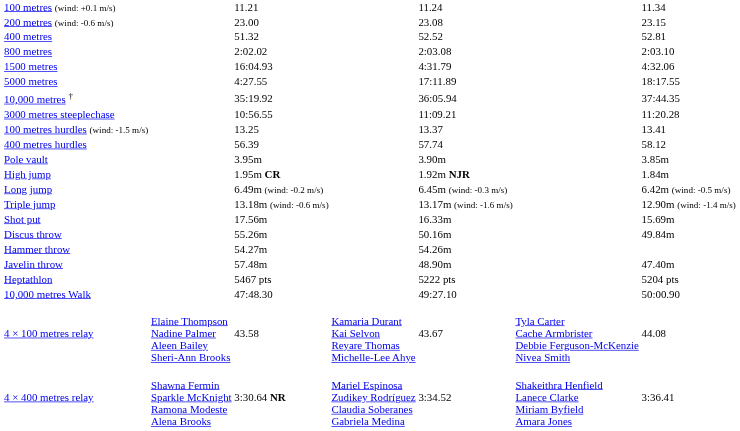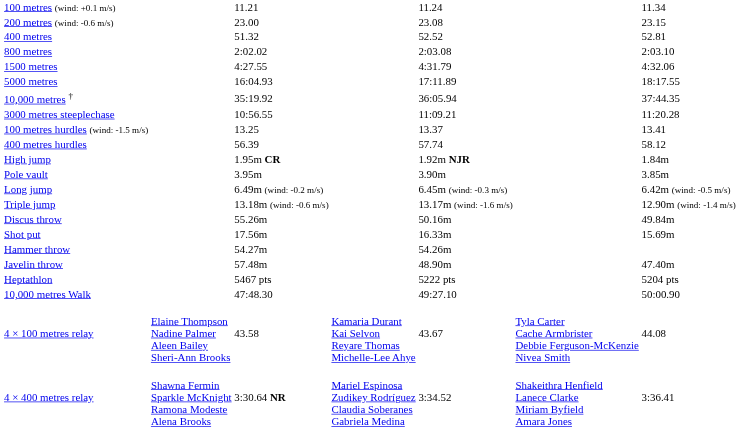(254, 67) 16:04.93 -> (251, 67) 4:27.55
(251, 82) 4:27.55 -> (254, 82) 16:04.93
rows swapped: (27, 174) <-> (26, 159)
rows swapped: (22, 219) <-> (33, 234)
